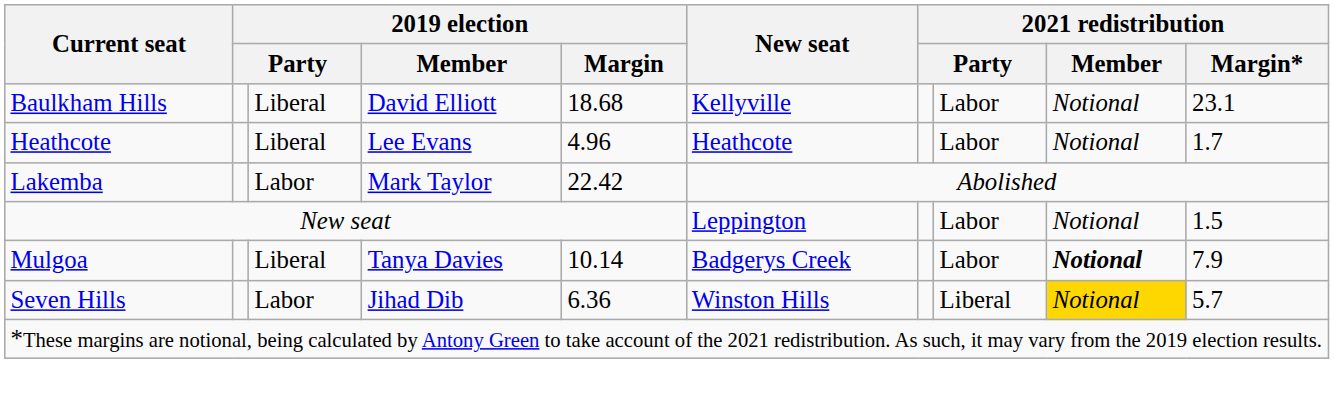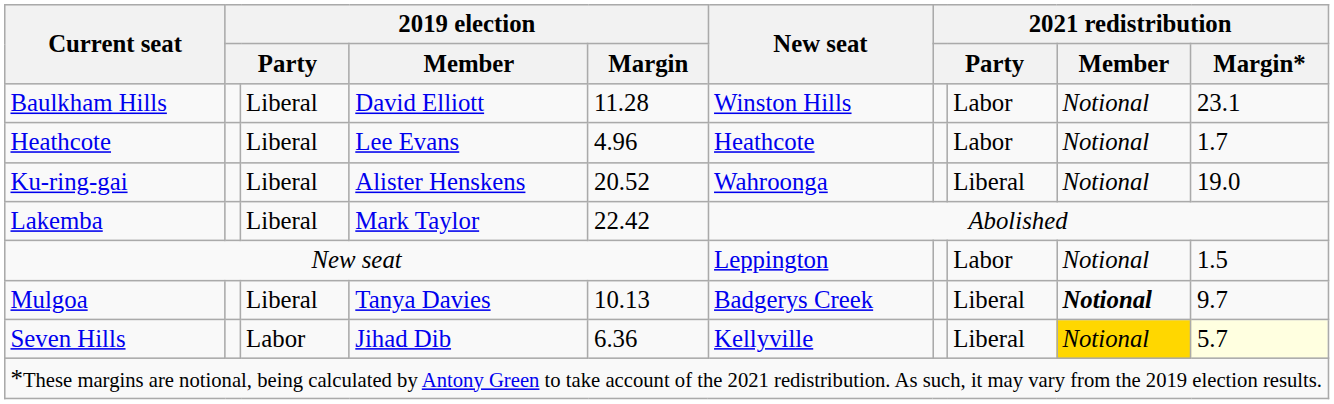(595, 102) 18.68 -> (621, 102) 11.28
(741, 102) Kellyville -> (783, 102) Winston Hills
+ row: (69, 181)
(284, 181) Labor -> (282, 220) Liberal
(595, 260) 10.14 -> (622, 299) 10.13
(969, 260) Labor -> (989, 299) Liberal
(1208, 260) 7.9 -> (1212, 299) 9.7
(761, 299) Winston Hills -> (764, 338) Kellyville
(1208, 299) no background -> (1212, 338) lightyellow background
